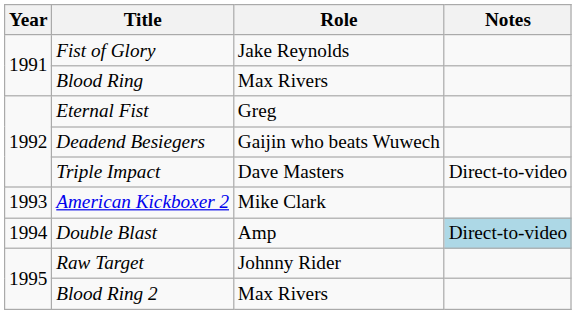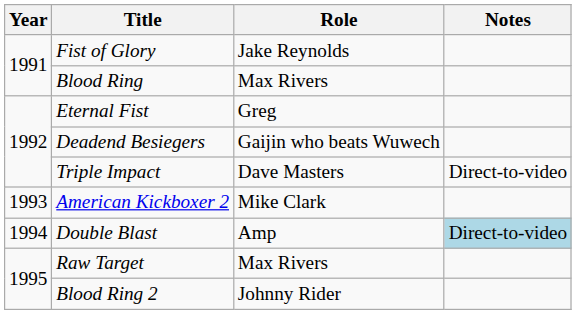(289, 263) Johnny Rider -> (283, 263) Max Rivers
(283, 293) Max Rivers -> (289, 293) Johnny Rider
